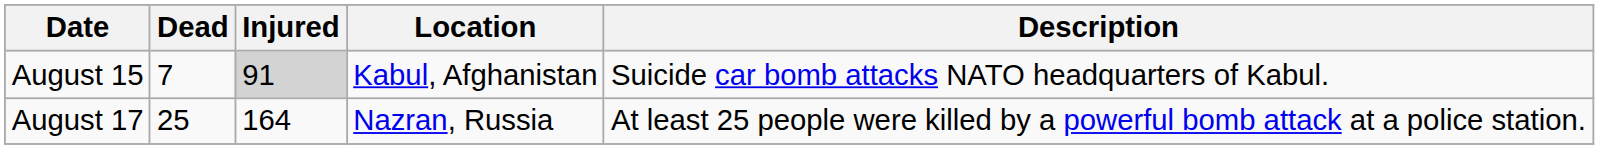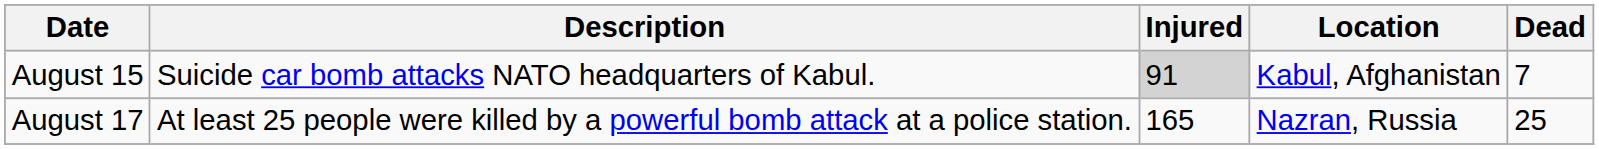columns swapped: (193, 27) <-> (1098, 27)
(267, 120) 164 -> (1170, 120) 165
